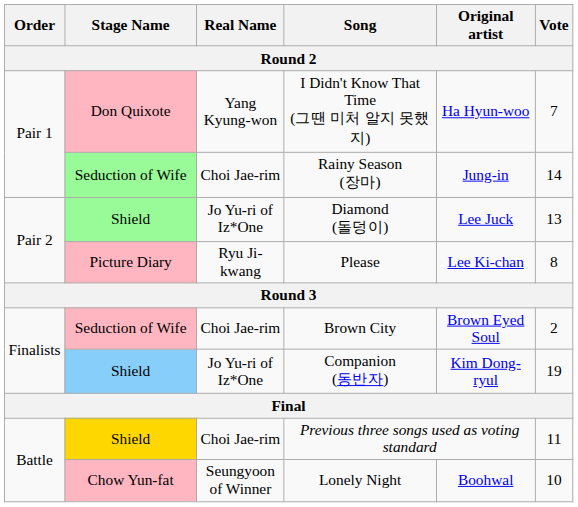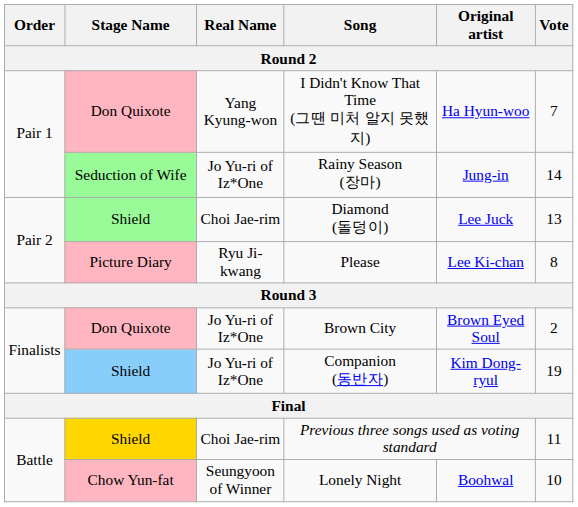(240, 174) Choi Jae-rim -> (240, 174) Jo Yu-ri of Iz*One
(240, 219) Jo Yu-ri of Iz*One -> (240, 219) Choi Jae-rim
(131, 328) Seduction of Wife -> (131, 328) Don Quixote
(240, 328) Choi Jae-rim -> (240, 328) Jo Yu-ri of Iz*One
